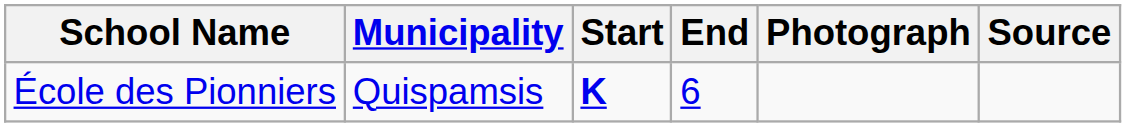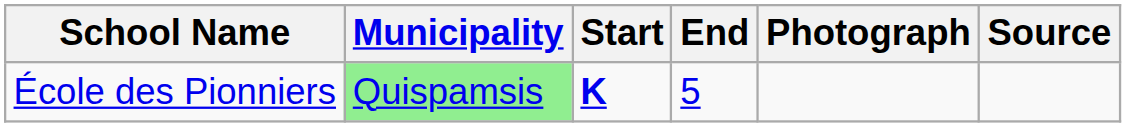(448, 91) no background -> (448, 91) lightgreen background
(690, 91) 6 -> (690, 91) 5
